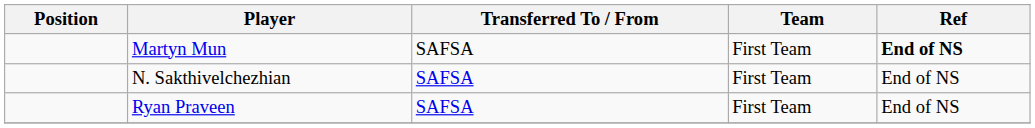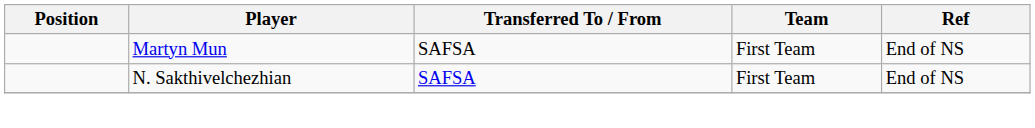(922, 48) bold -> (925, 48) normal
- row: (183, 107)
